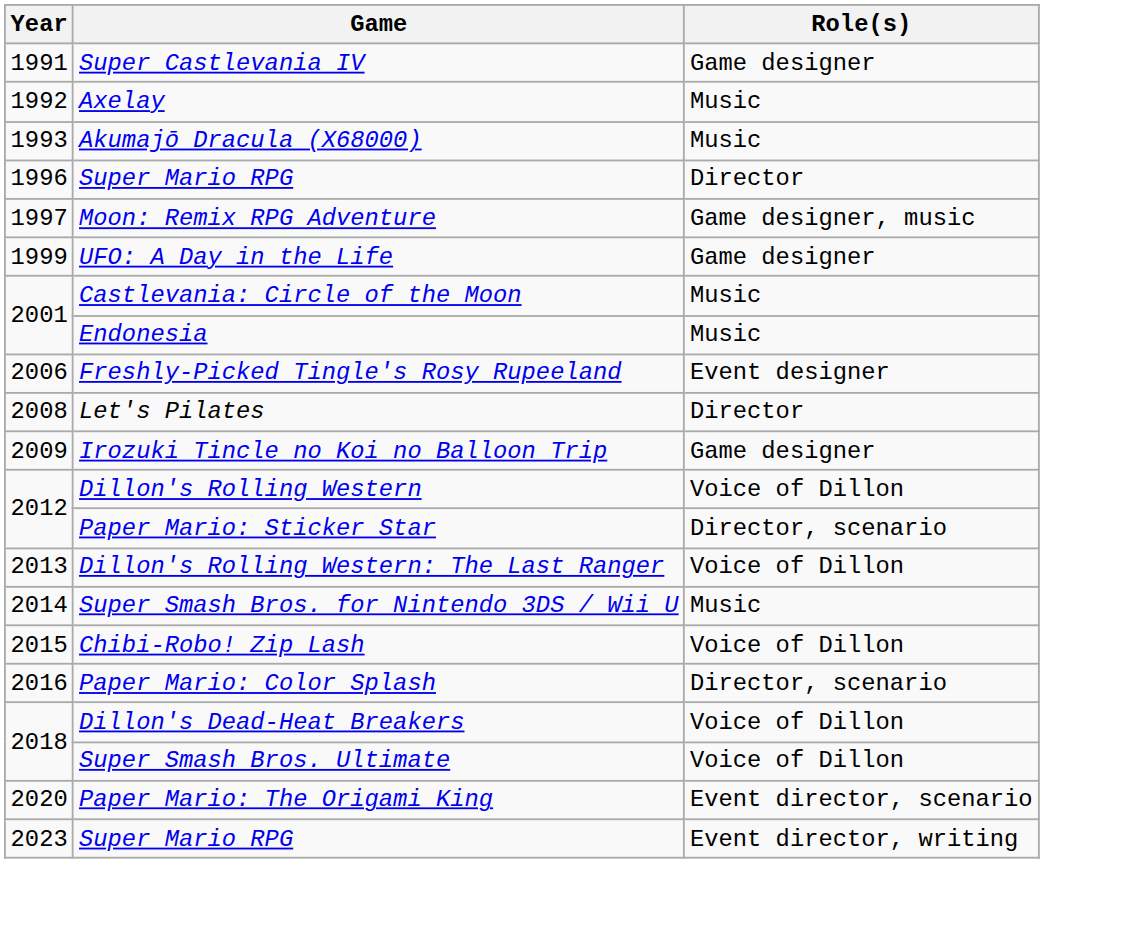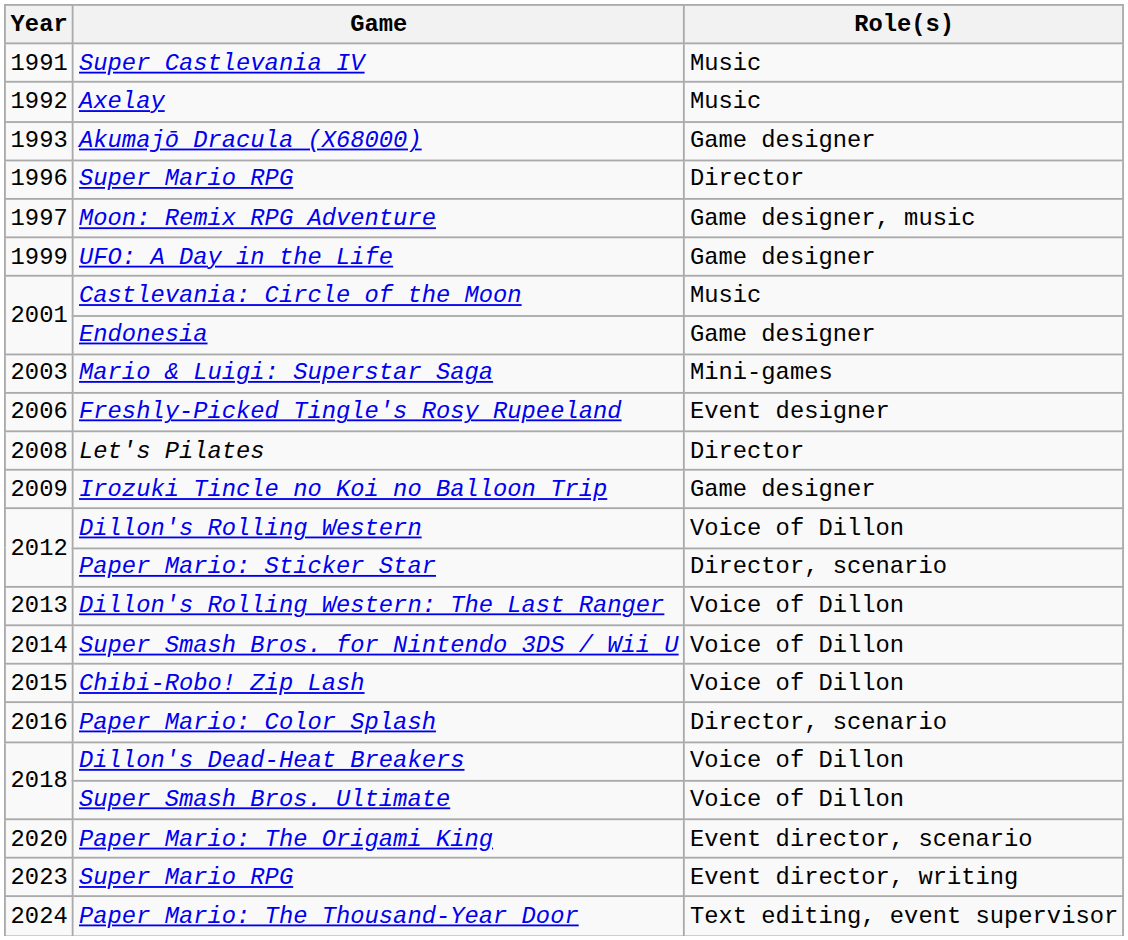(783, 63) Game designer -> (726, 63) Music
(726, 141) Music -> (783, 141) Game designer
(726, 334) Music -> (783, 334) Game designer
+ row: (39, 373)
(726, 606) Music -> (797, 645) Voice of Dillon
+ row: (39, 916)
